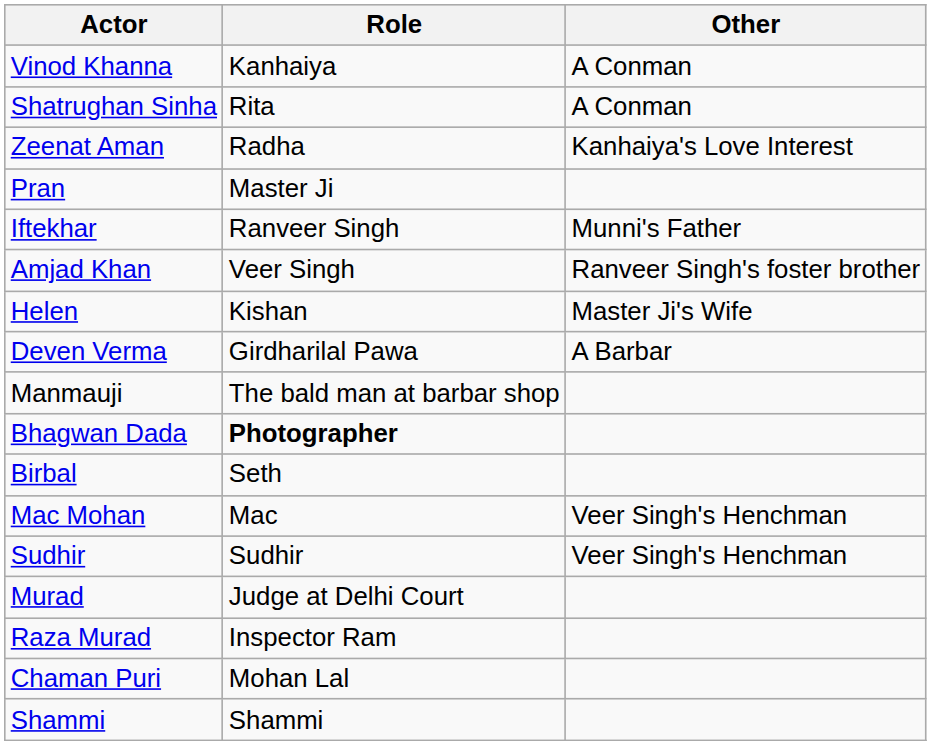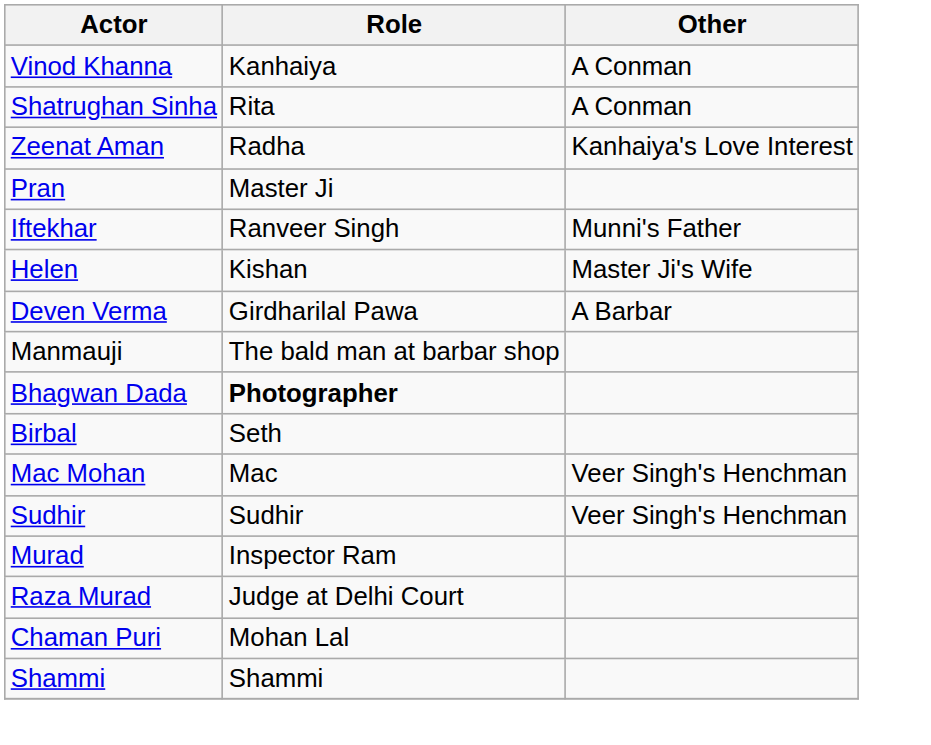- row: (81, 270)
(346, 596) Judge at Delhi Court -> (313, 556) Inspector Ram
(313, 637) Inspector Ram -> (346, 596) Judge at Delhi Court
